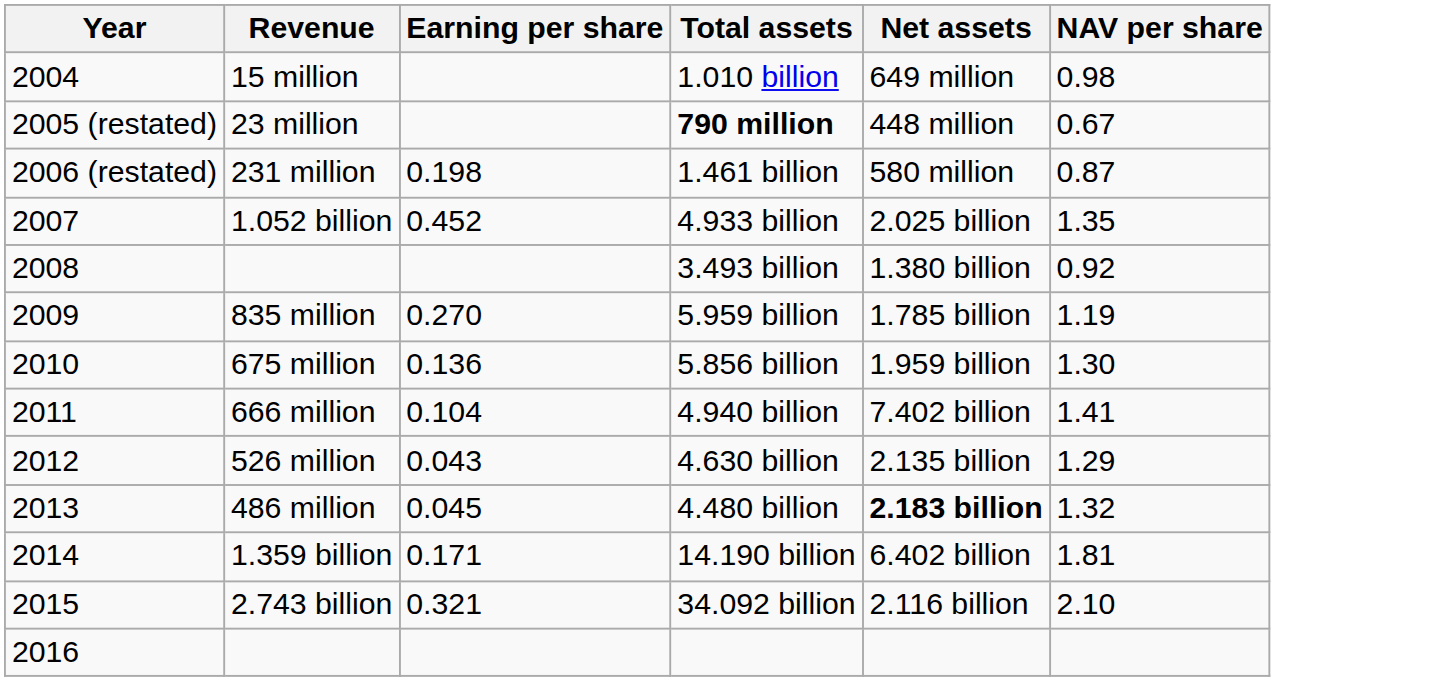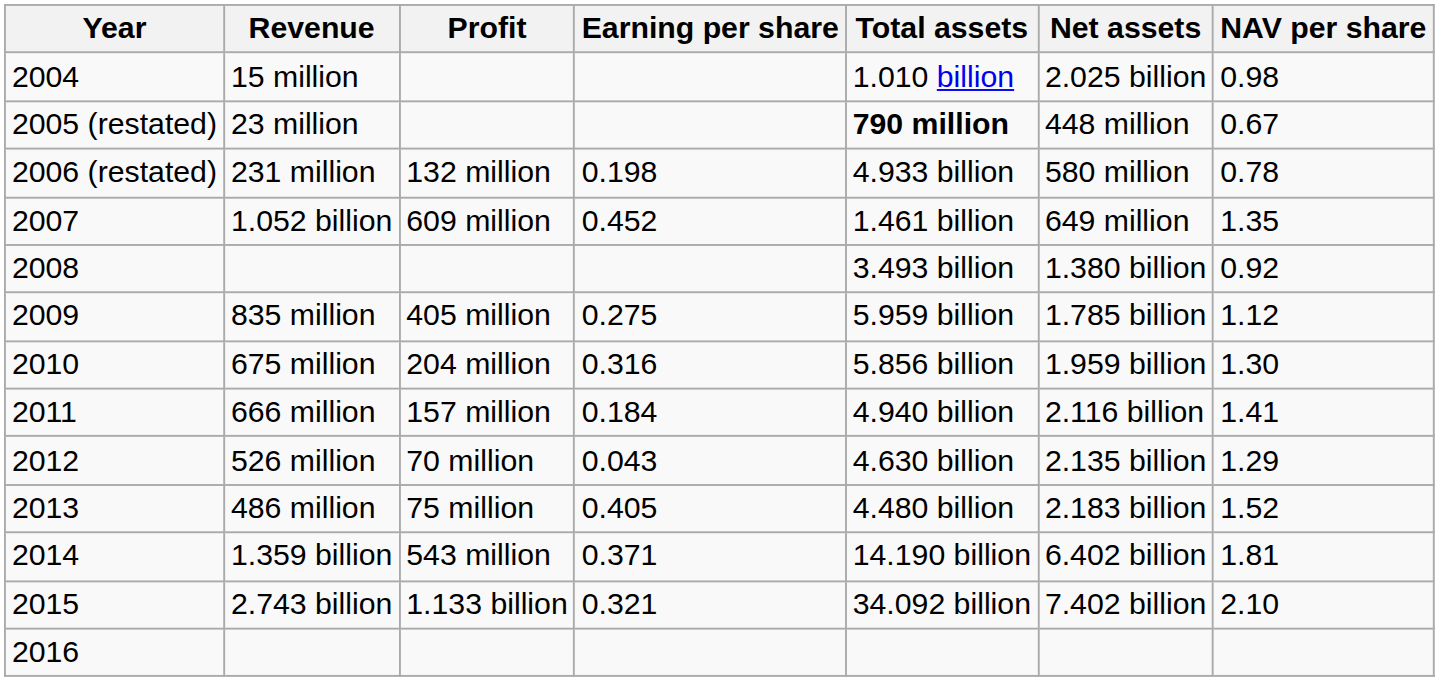+ column: (487, 28)
(942, 76) 649 million -> (1126, 76) 2.025 billion
(758, 172) 1.461 billion -> (933, 172) 4.933 billion
(1086, 172) 0.87 -> (1250, 172) 0.78
(758, 220) 4.933 billion -> (933, 220) 1.461 billion
(950, 220) 2.025 billion -> (1117, 220) 649 million
(444, 316) 0.270 -> (620, 316) 0.275
(1086, 316) 1.19 -> (1250, 316) 1.12
(444, 364) 0.136 -> (620, 364) 0.316
(444, 412) 0.104 -> (620, 412) 0.184
(950, 412) 7.402 billion -> (1124, 412) 2.116 billion
(444, 508) 0.045 -> (620, 508) 0.405
(956, 508) bold -> (1126, 508) normal
(1086, 508) 1.32 -> (1250, 508) 1.52
(444, 556) 0.171 -> (620, 556) 0.371
(949, 603) 2.116 billion -> (1126, 603) 7.402 billion
